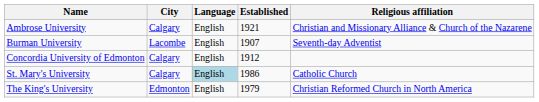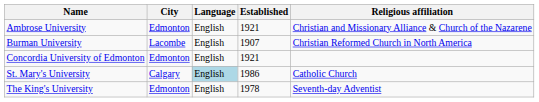(164, 27) Calgary -> (169, 27) Edmonton
(337, 43) Seventh-day Adventist -> (382, 43) Christian Reformed Church in North America
(164, 58) Calgary -> (169, 58) Edmonton
(250, 58) 1912 -> (250, 58) 1921
(250, 89) 1979 -> (250, 89) 1978
(382, 89) Christian Reformed Church in North America -> (337, 89) Seventh-day Adventist
